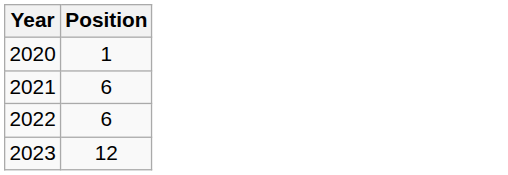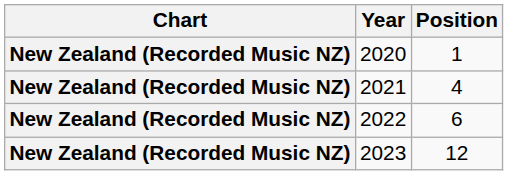+ column: (180, 20)
(106, 86) 6 -> (457, 86) 4
